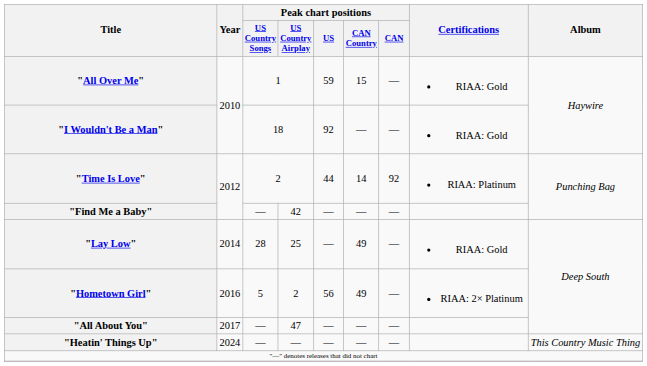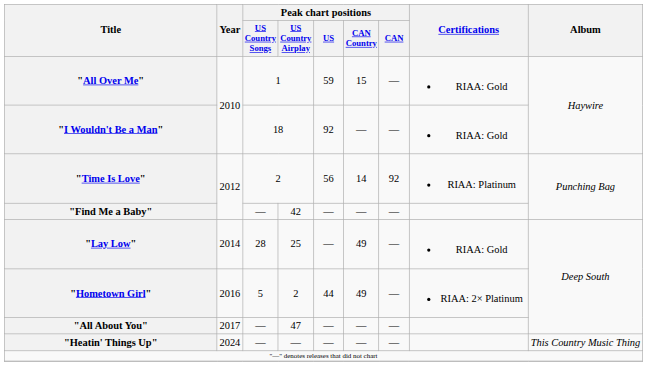(329, 178) 44 -> (329, 178) 56
(329, 293) 56 -> (329, 293) 44
